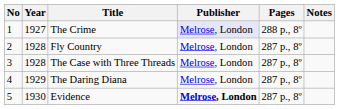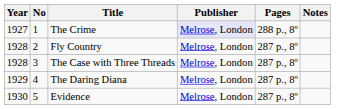columns swapped: (13, 12) <-> (35, 12)
(218, 96) bold -> (216, 96) normal
